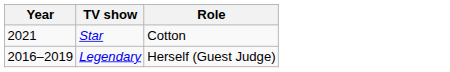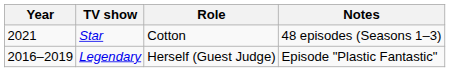+ column: (361, 14)
